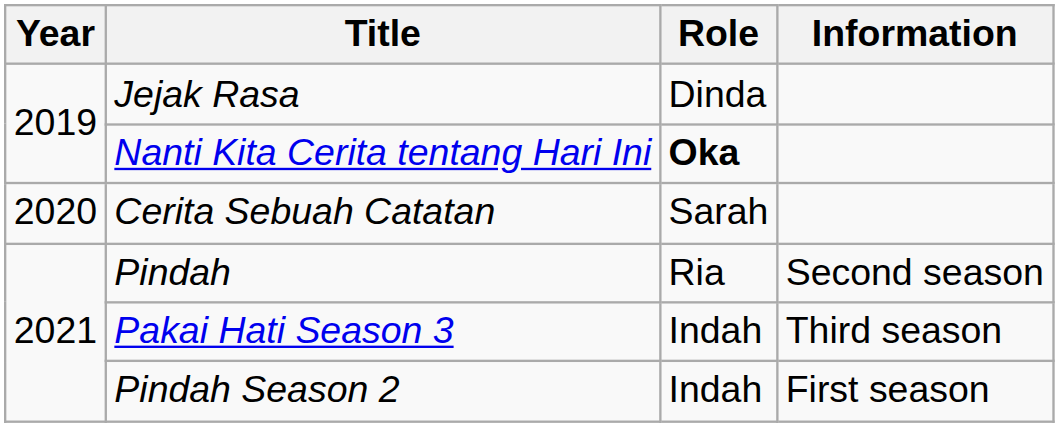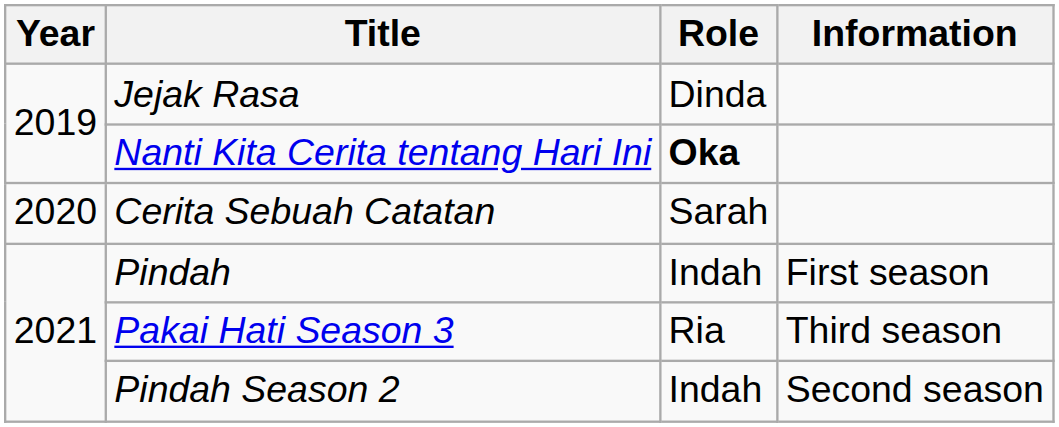(697, 271) Ria -> (715, 271) Indah
(915, 271) Second season -> (888, 271) First season
(715, 331) Indah -> (697, 331) Ria
(888, 390) First season -> (915, 390) Second season
